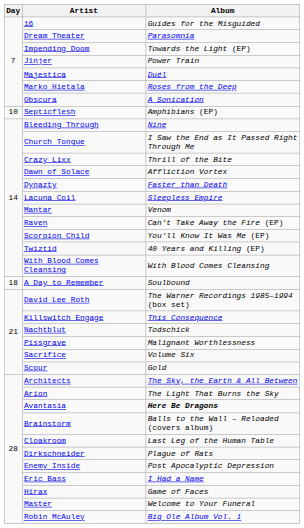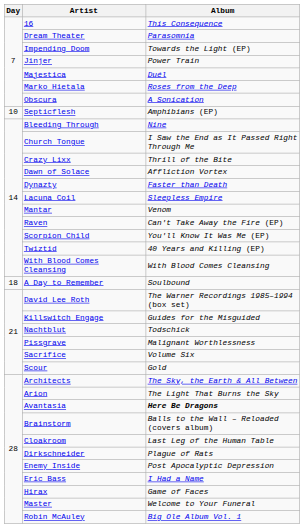(204, 23) Guides for the Misguided -> (185, 23) This Consequence
(185, 317) This Consequence -> (204, 317) Guides for the Misguided
